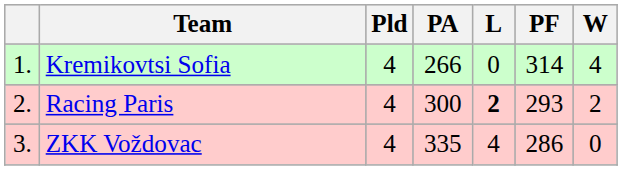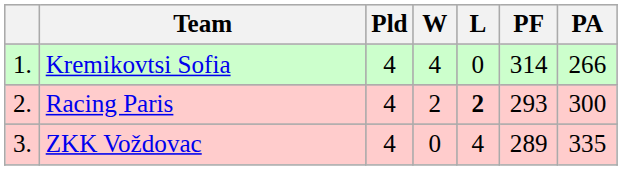columns swapped: (595, 24) <-> (443, 24)
(544, 143) 286 -> (529, 143) 289
